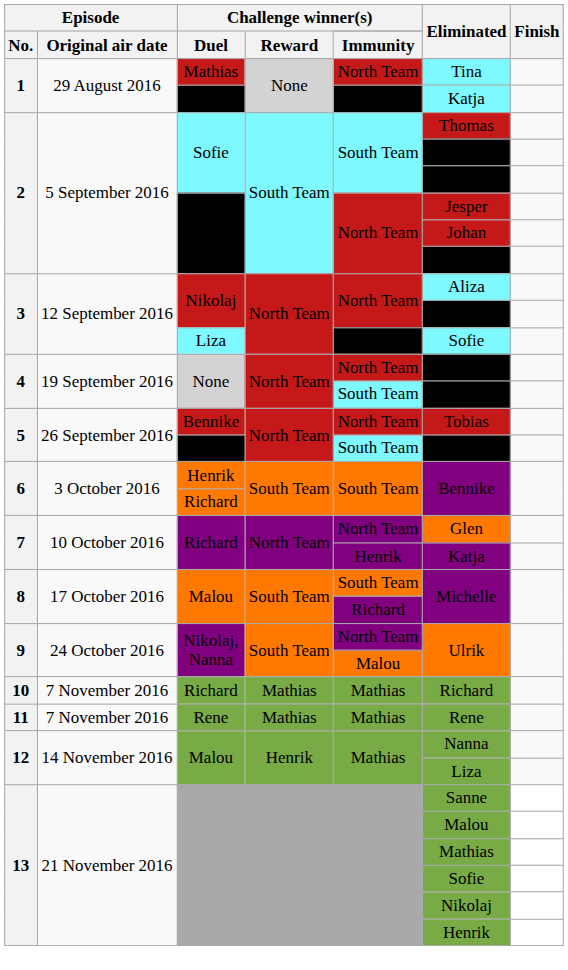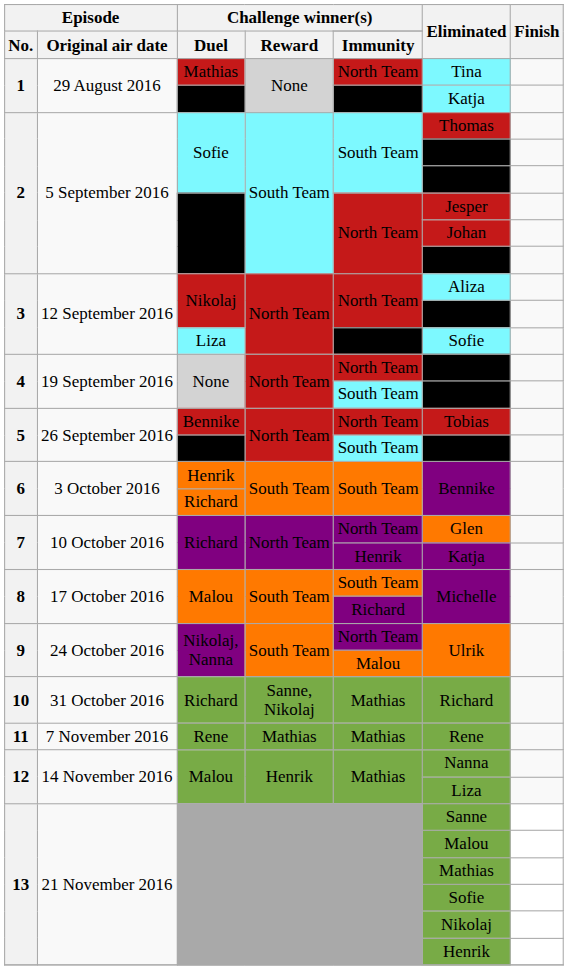(107, 690) 7 November 2016 -> (107, 699) 31 October 2016
(289, 690) Mathias -> (289, 699) Sanne, Nikolaj
